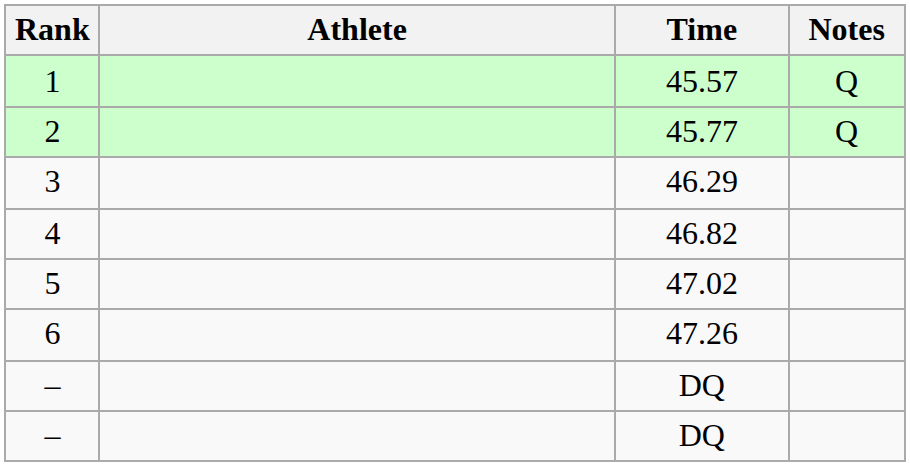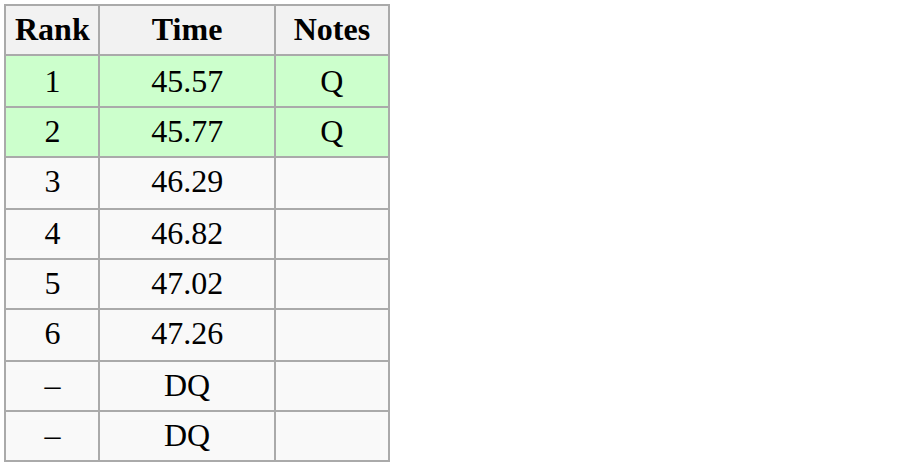- column: (357, 29)
